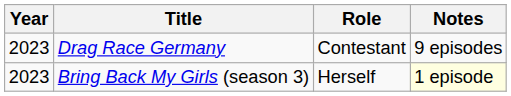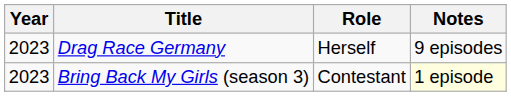(362, 47) Contestant -> (346, 47) Herself
(346, 76) Herself -> (362, 76) Contestant
